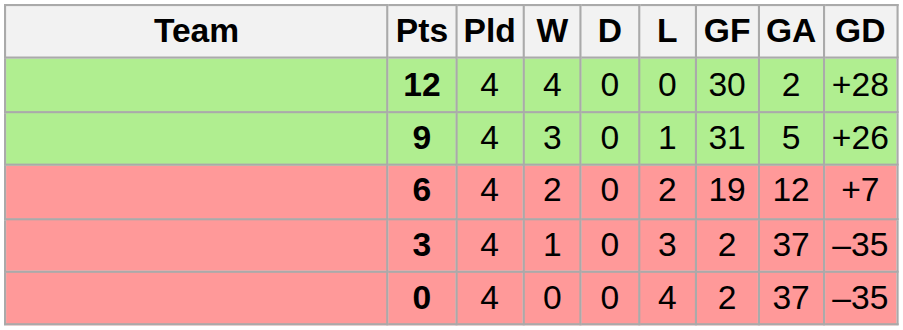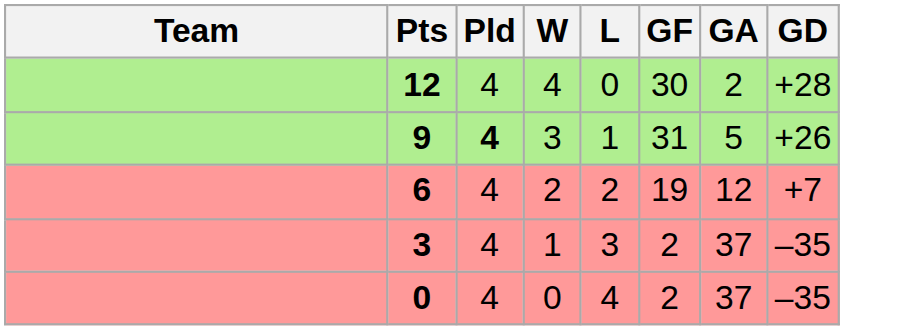- column: (610, 31)
(490, 137) normal -> (490, 137) bold
